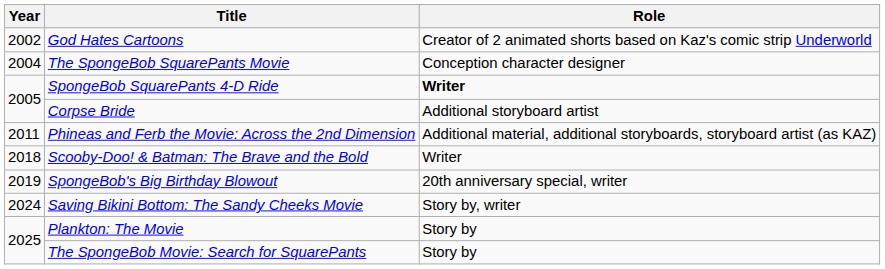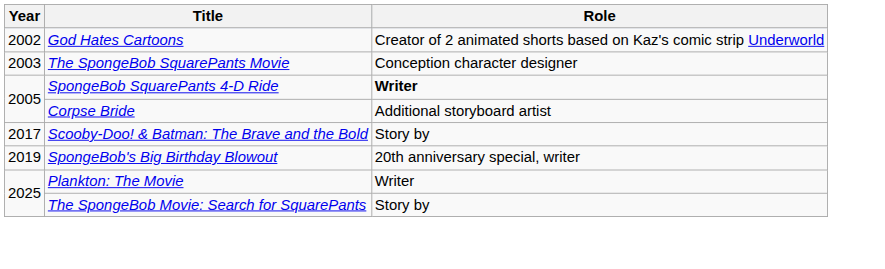(24, 63) 2004 -> (24, 63) 2003
- row: (232, 134)
(24, 157) 2018 -> (24, 134) 2017
(442, 157) Writer -> (402, 134) Story by
- row: (205, 205)
(450, 228) Story by -> (395, 181) Writer
